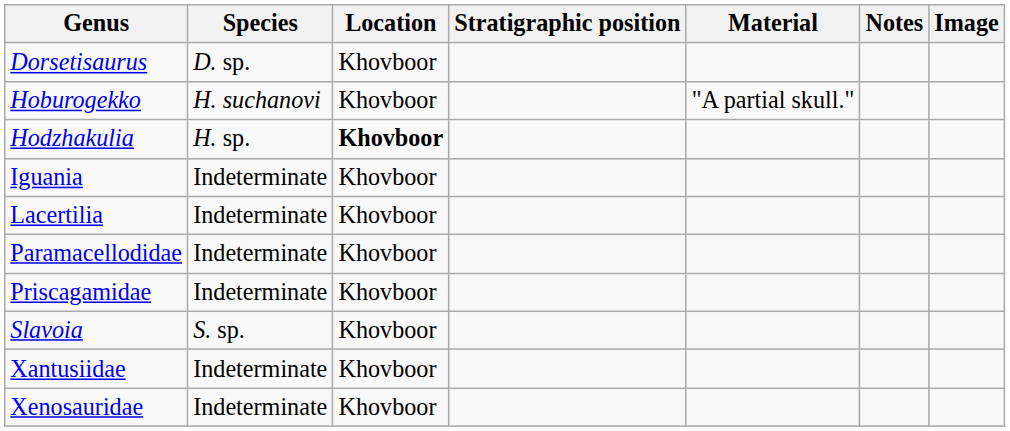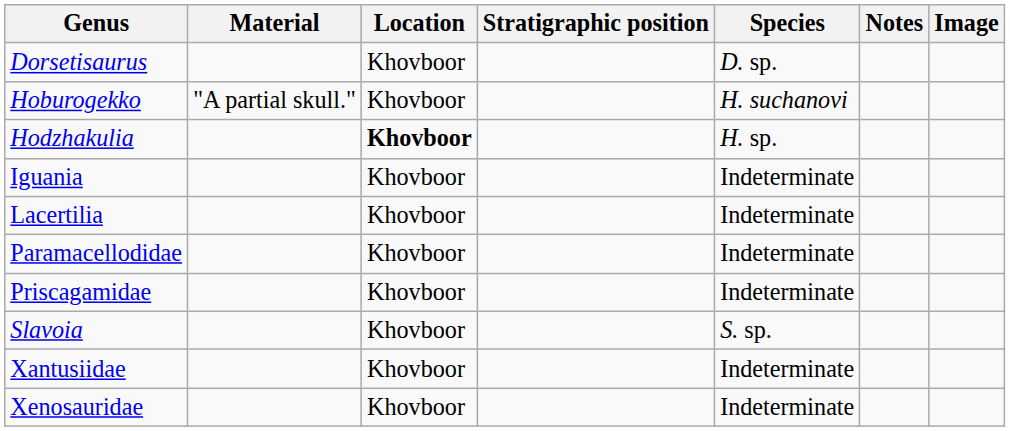columns swapped: (260, 23) <-> (773, 23)
